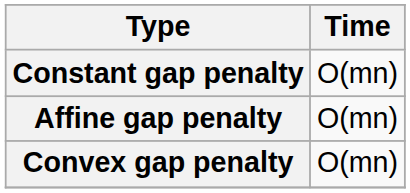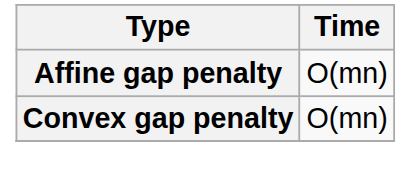- row: (158, 72)
